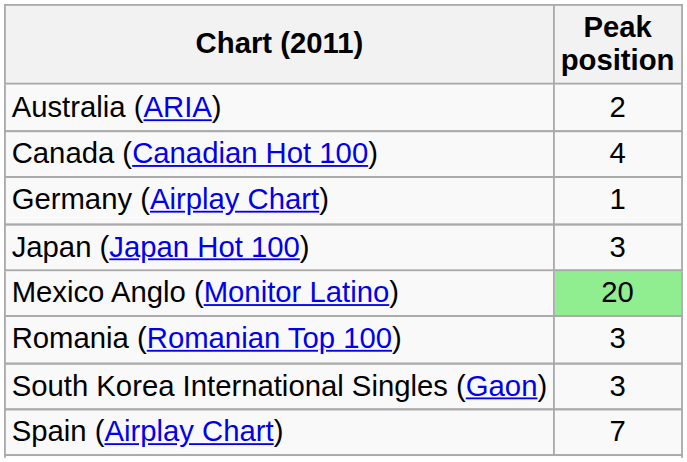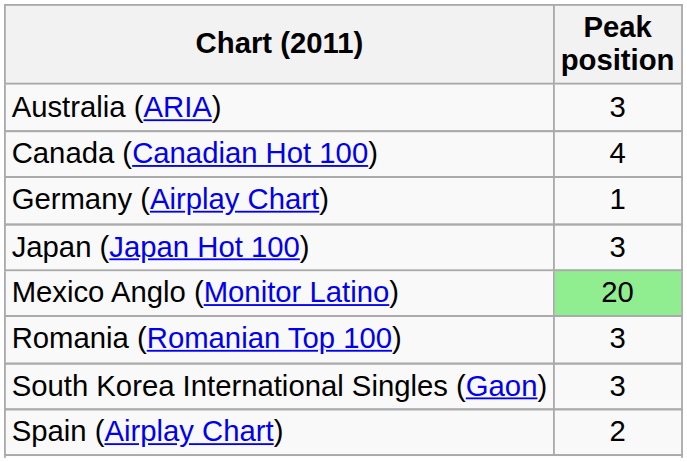(618, 107) 2 -> (618, 107) 3
(618, 432) 7 -> (618, 432) 2
